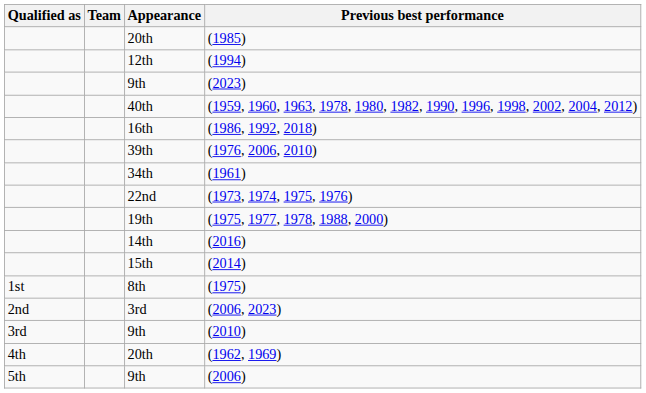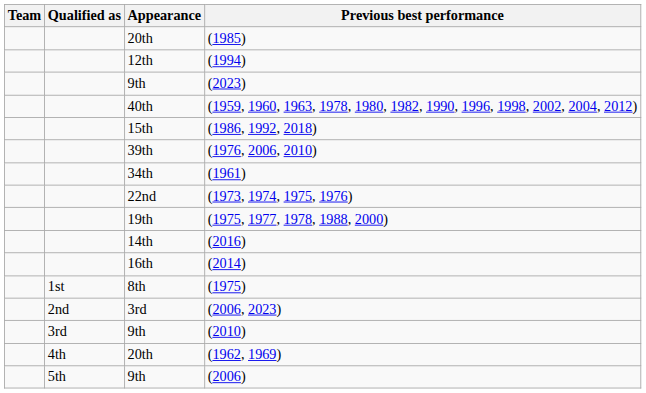columns swapped: (104, 15) <-> (44, 15)
(140, 128) 16th -> (140, 128) 15th
(140, 264) 15th -> (140, 264) 16th
